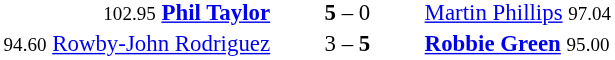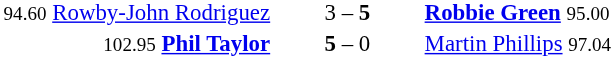rows swapped: (137, 44) <-> (187, 12)
